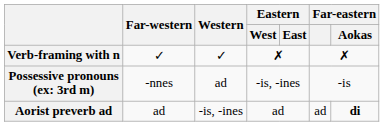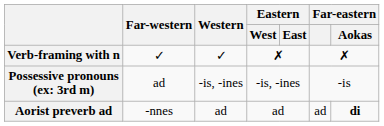(159, 83) -nnes -> (159, 83) ad
(221, 83) ad -> (221, 83) -is, -ines
(159, 111) ad -> (159, 111) -nnes
(221, 111) -is, -ines -> (221, 111) ad
